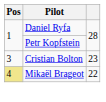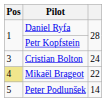(93, 59) 23 -> (95, 59) 24
+ row: (55, 90)
